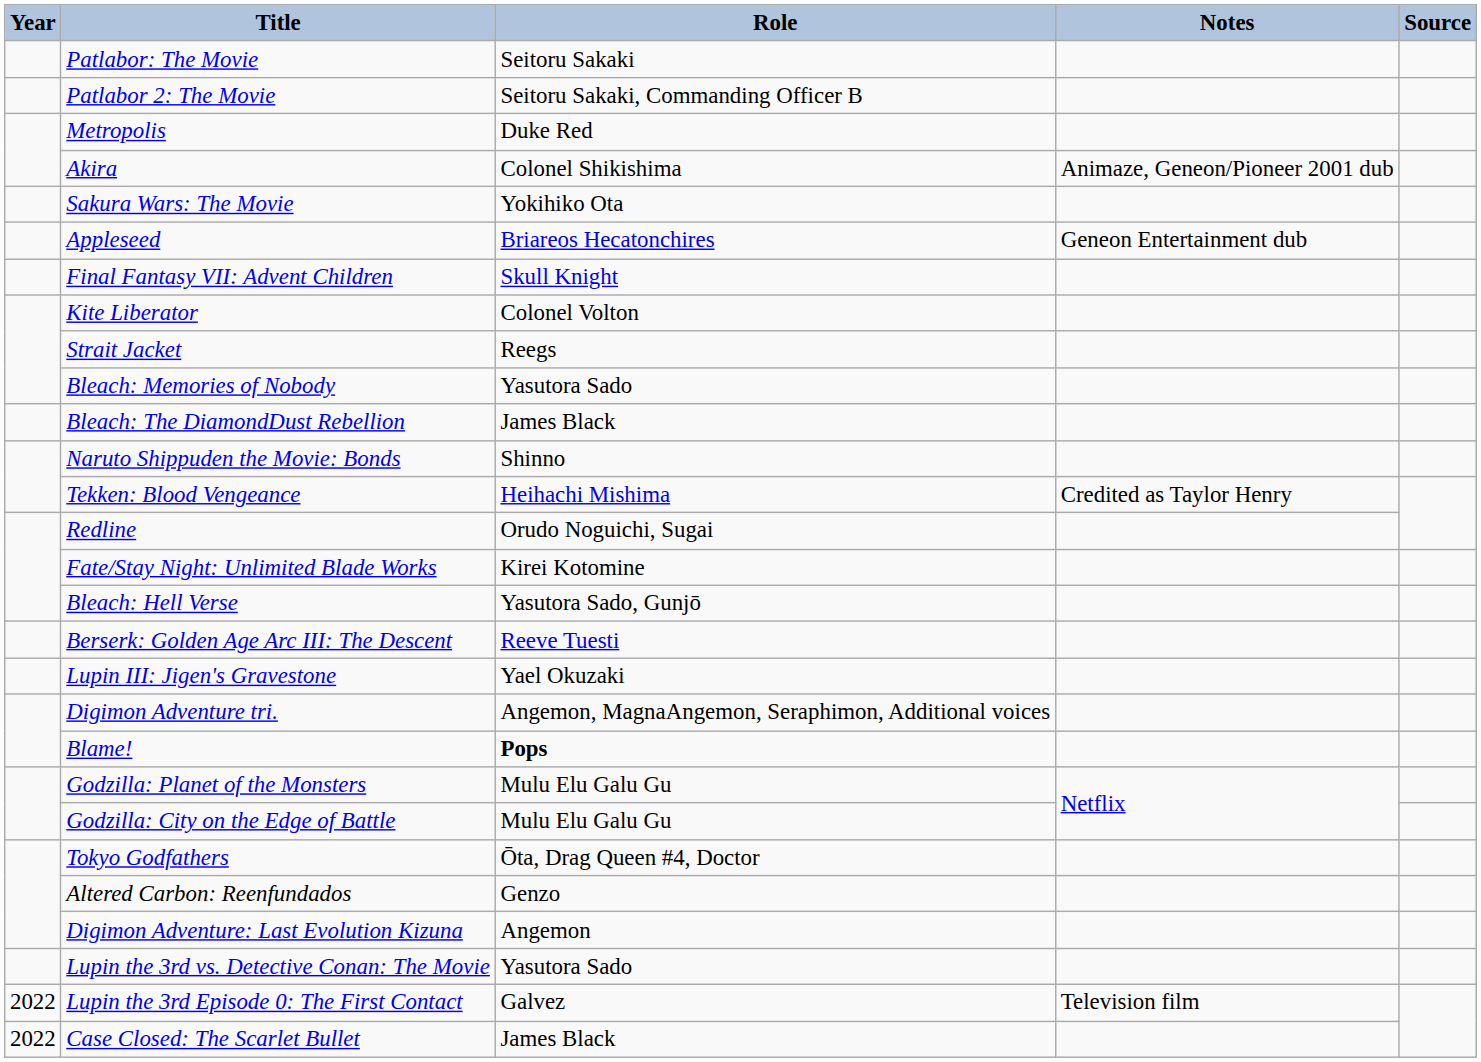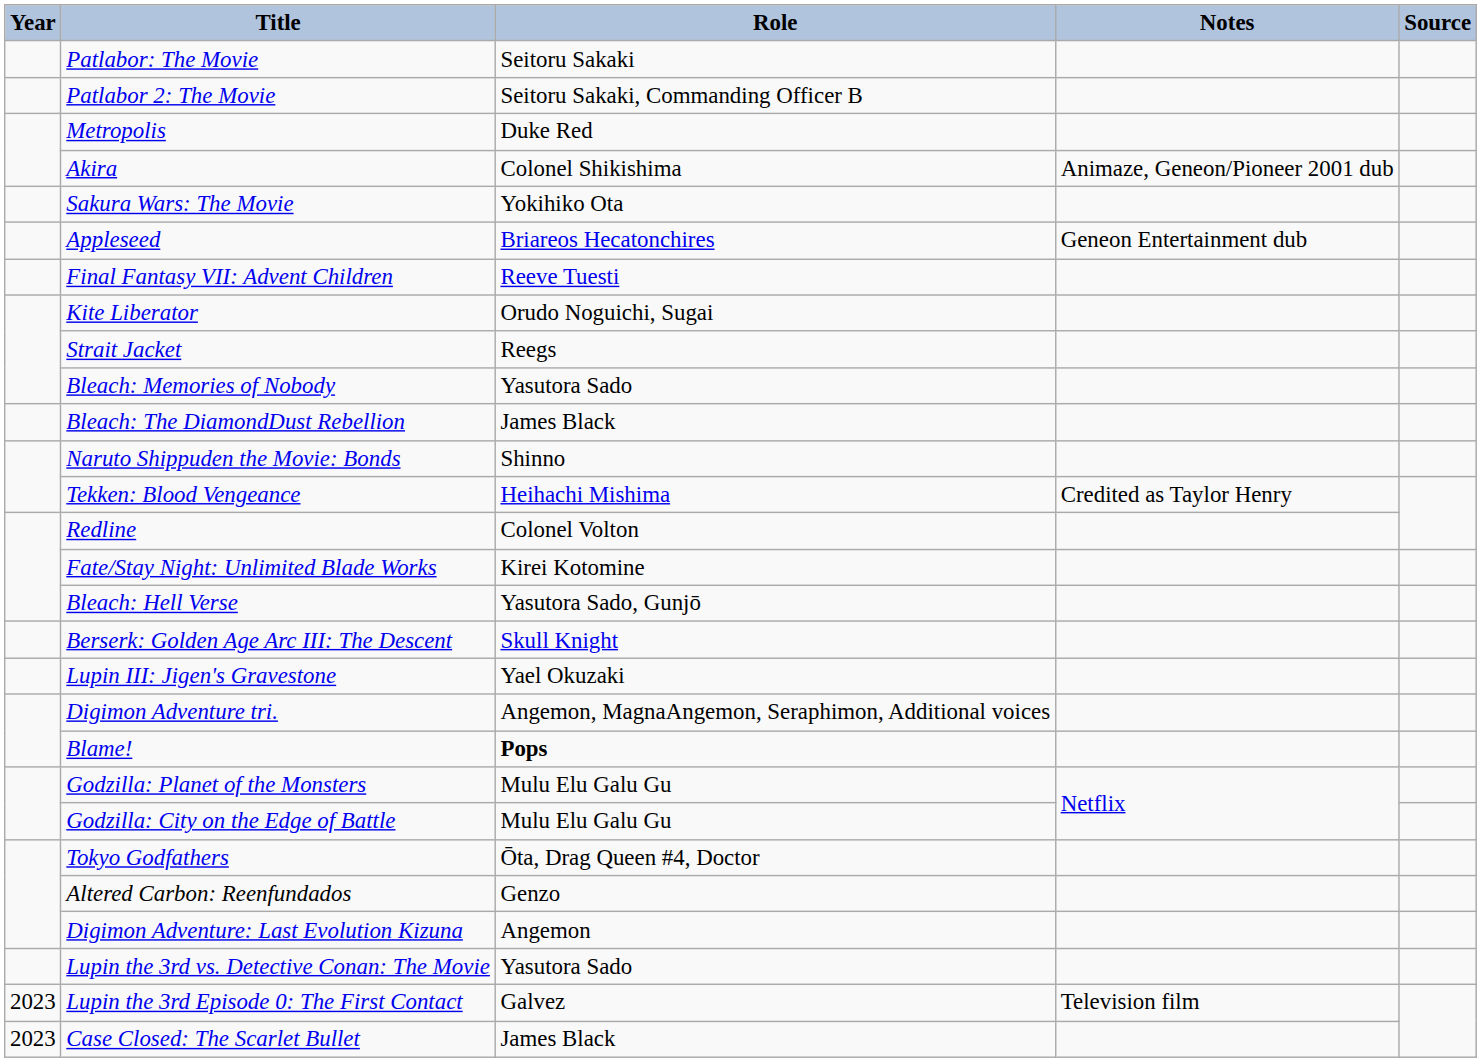(559, 276) Skull Knight -> (560, 276) Reeve Tuesti
(570, 312) Colonel Volton -> (607, 312) Orudo Noguichi, Sugai
(607, 530) Orudo Noguichi, Sugai -> (570, 530) Colonel Volton
(560, 639) Reeve Tuesti -> (559, 639) Skull Knight
(33, 1002) 2022 -> (33, 1002) 2023
(33, 1038) 2022 -> (33, 1038) 2023
